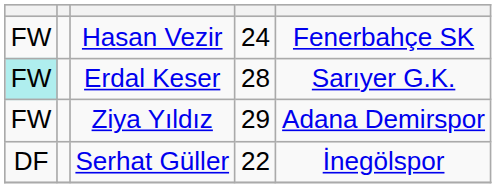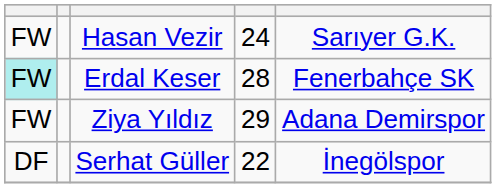(384, 37) Fenerbahçe SK -> (384, 37) Sarıyer G.K.
(384, 78) Sarıyer G.K. -> (384, 78) Fenerbahçe SK
